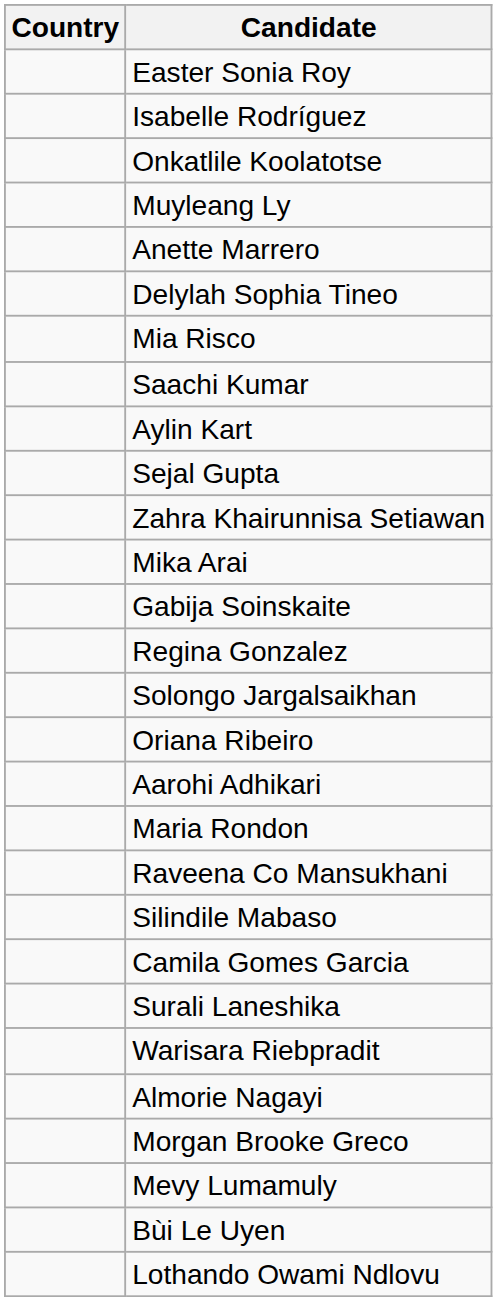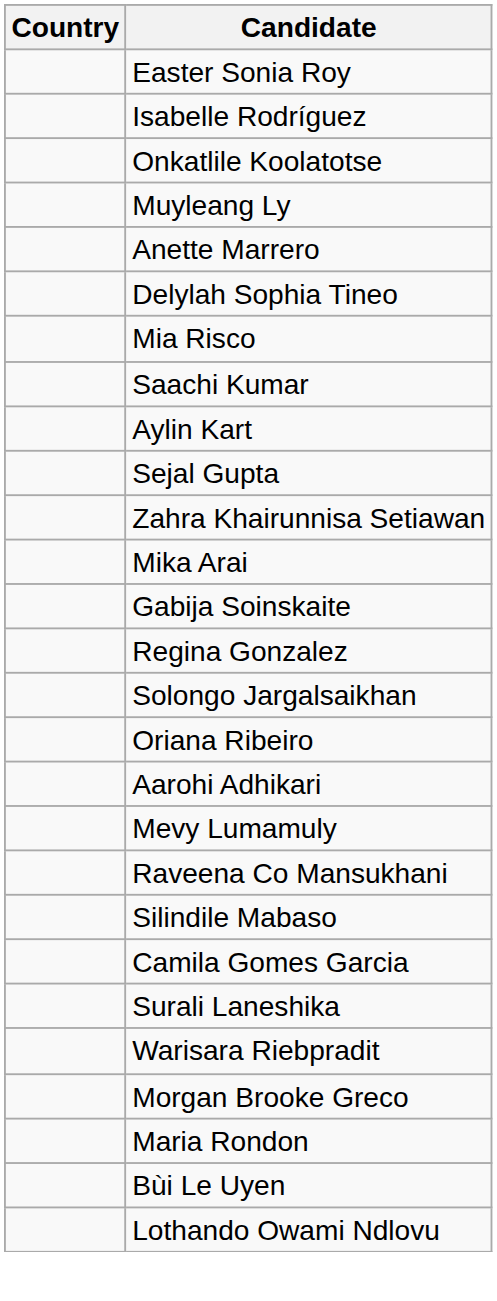rows swapped: (234, 1185) <-> (220, 829)
- row: (227, 1096)
